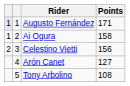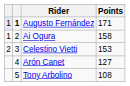(17, 23) normal -> (17, 23) bold
(105, 49) 156 -> (105, 49) 153
